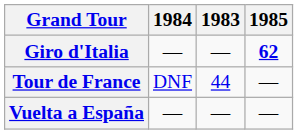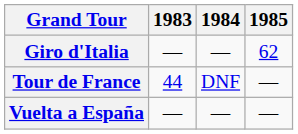columns swapped: (221, 19) <-> (173, 19)
(269, 50) bold -> (269, 50) normal
